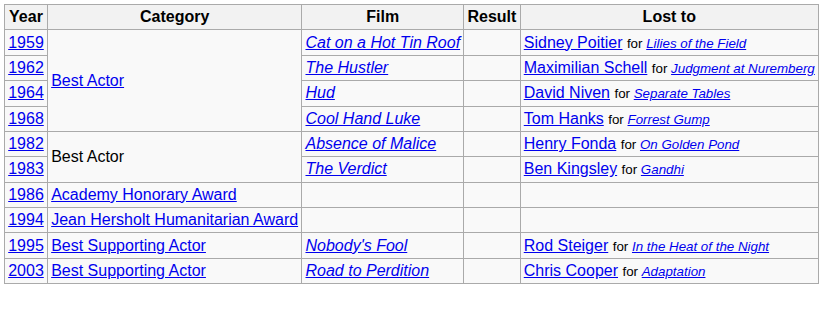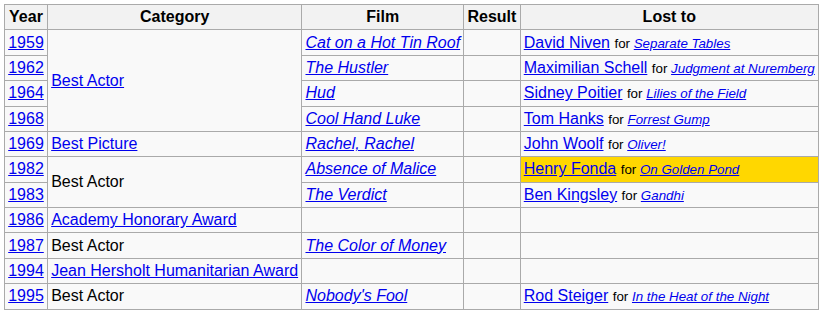(635, 42) Sidney Poitier for Lilies of the Field -> (627, 42) David Niven for Separate Tables
(627, 93) David Niven for Separate Tables -> (635, 93) Sidney Poitier for Lilies of the Field
+ row: (26, 144)
(632, 144) no background -> (632, 169) gold background
+ row: (26, 245)
(129, 245) Best Supporting Actor -> (88, 296) Best Actor
- row: (26, 270)
